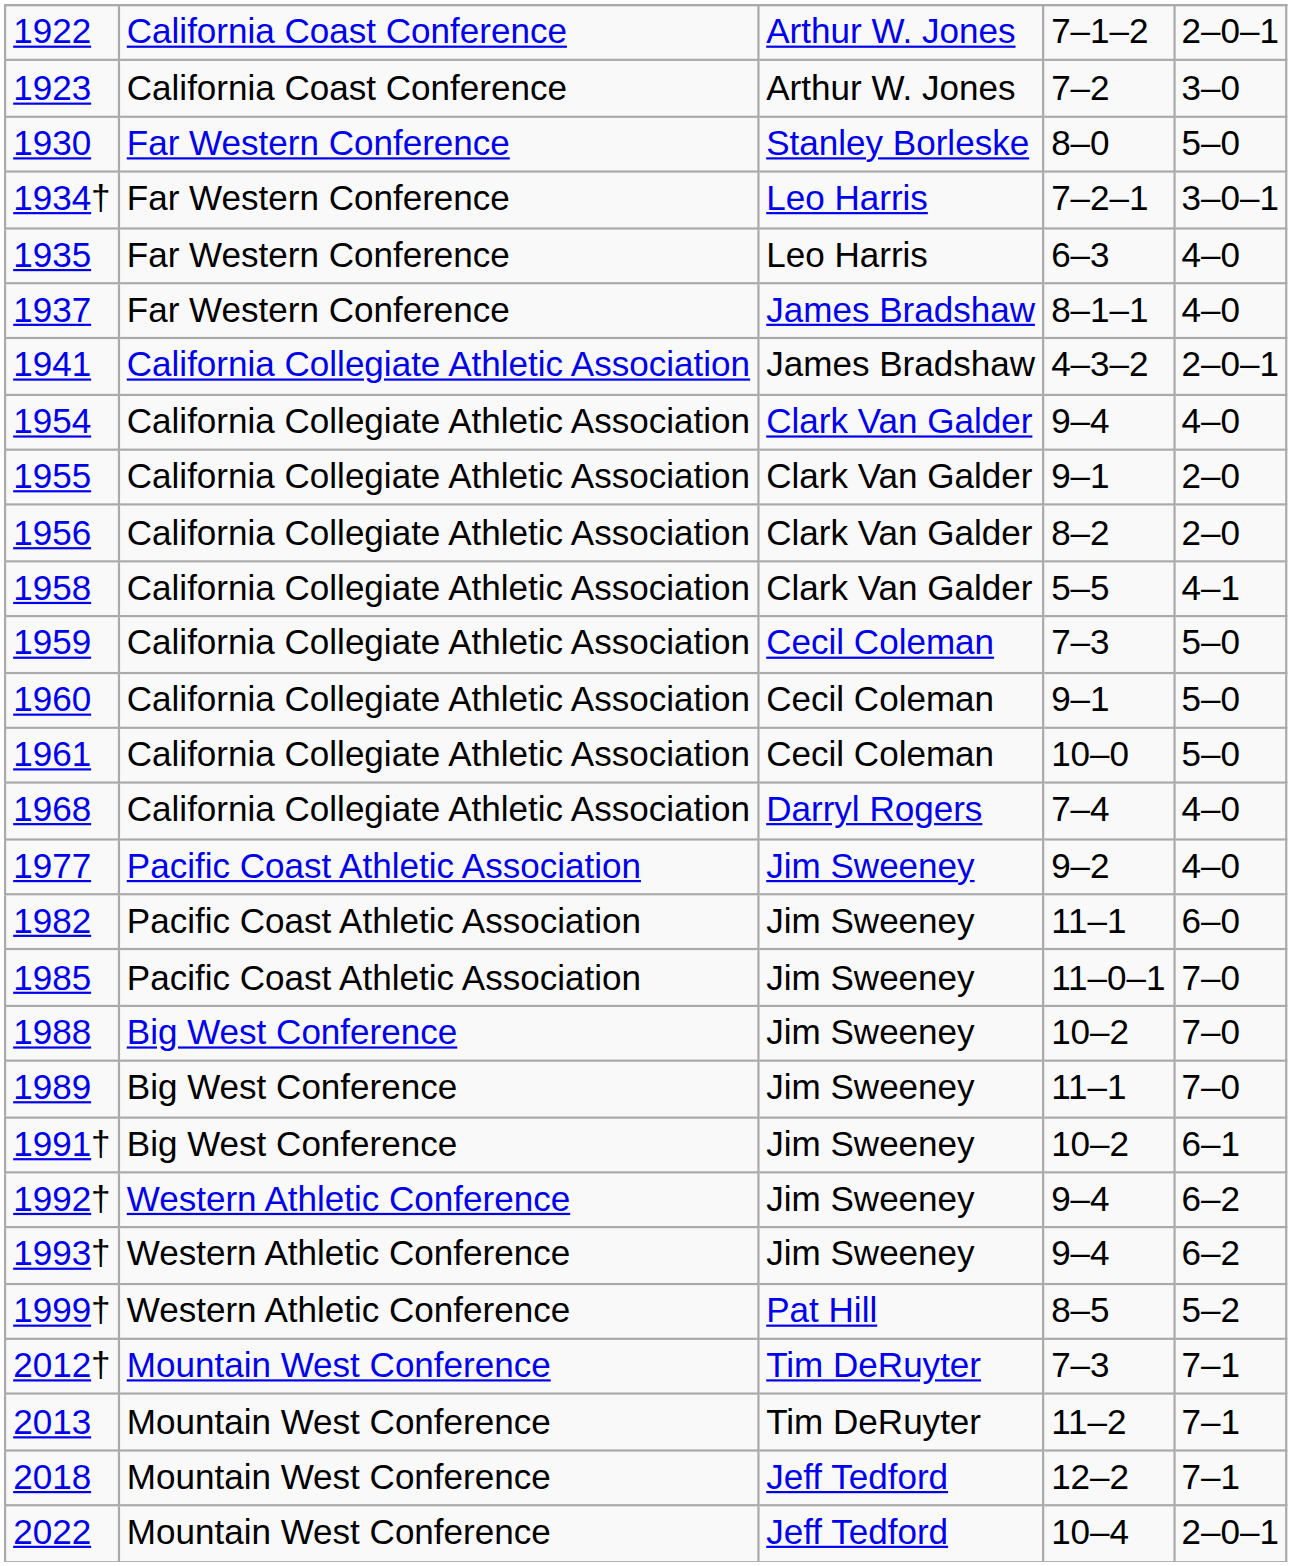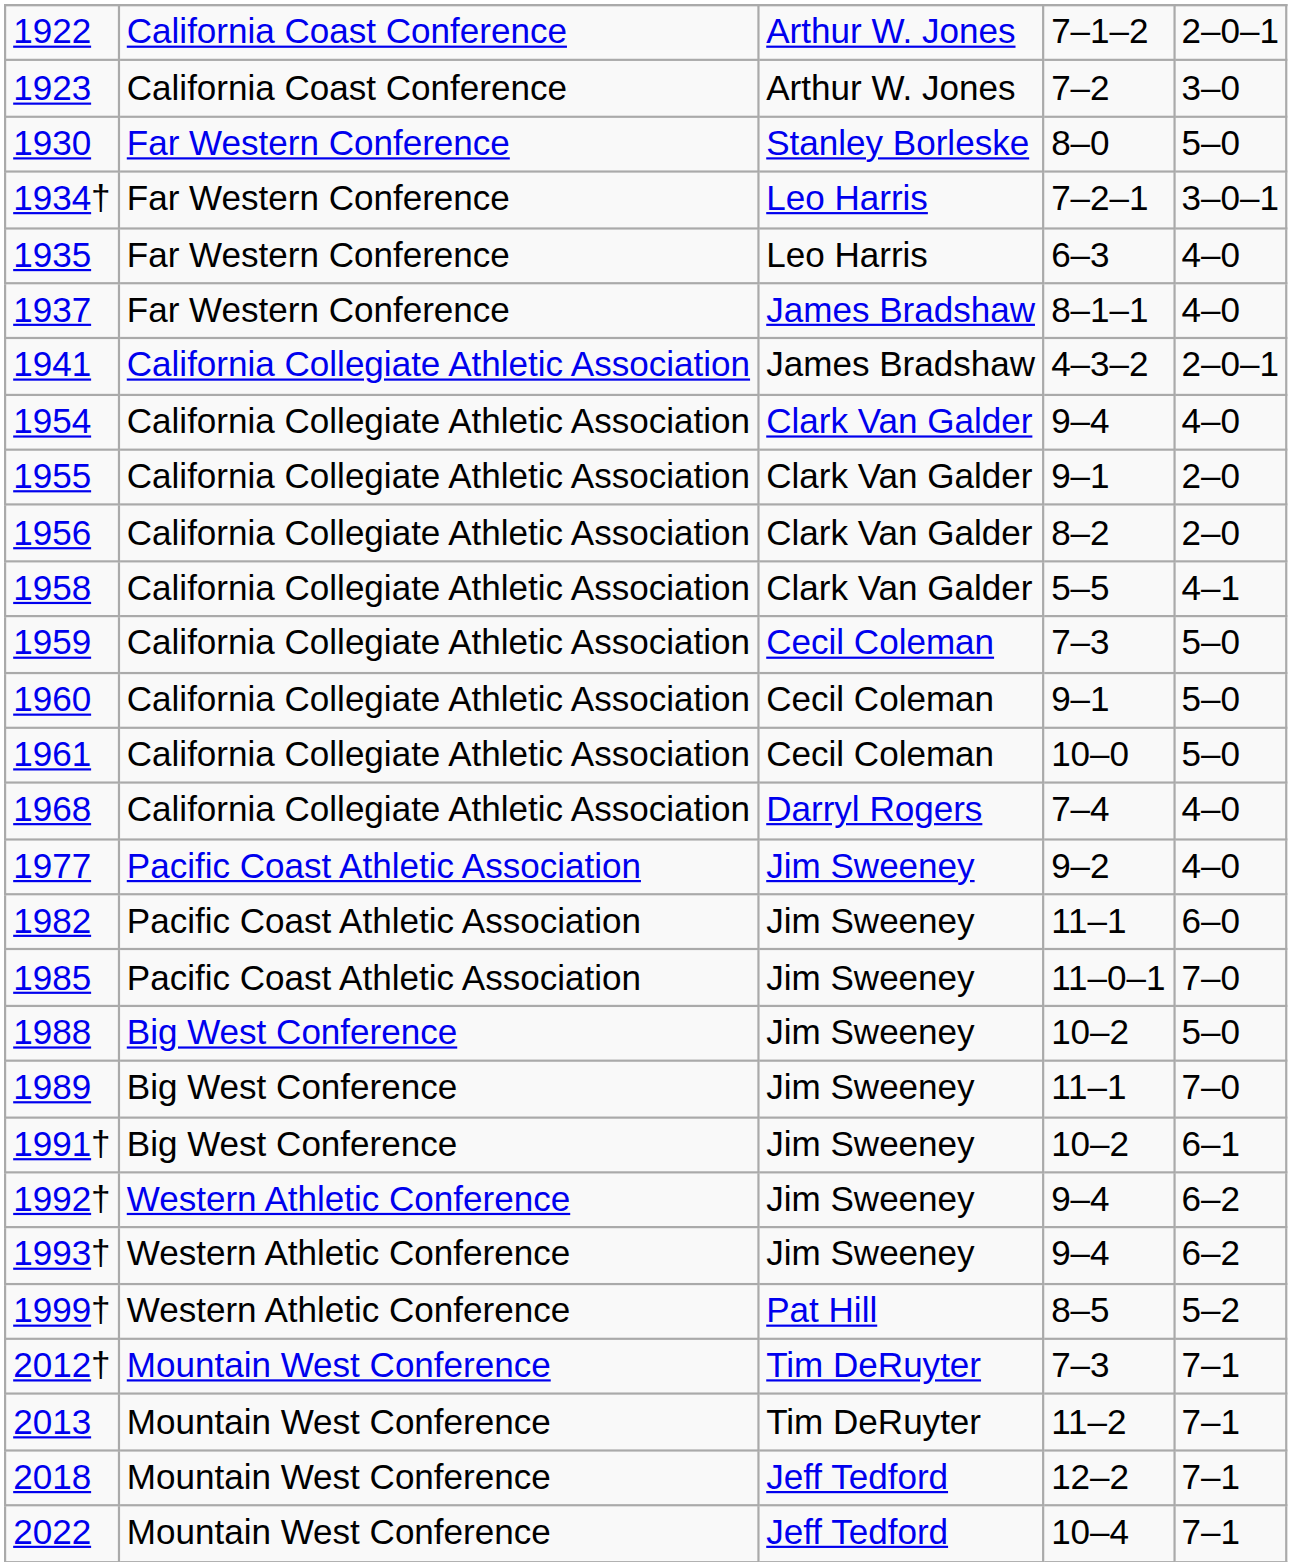(1211, 1032) 7–0 -> (1211, 1032) 5–0
(1230, 1532) 2–0–1 -> (1211, 1532) 7–1
